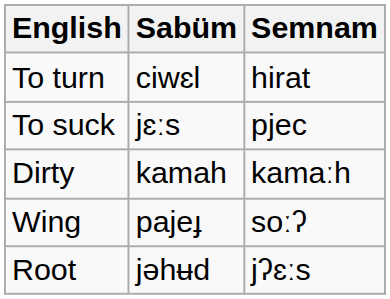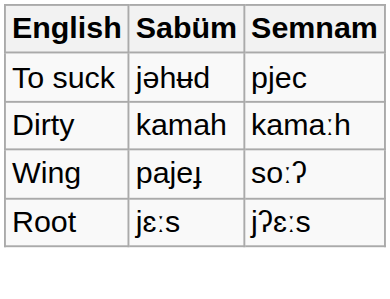- row: (58, 76)
(158, 125) jɛːs -> (173, 76) jəhʉd
(173, 269) jəhʉd -> (158, 221) jɛːs
